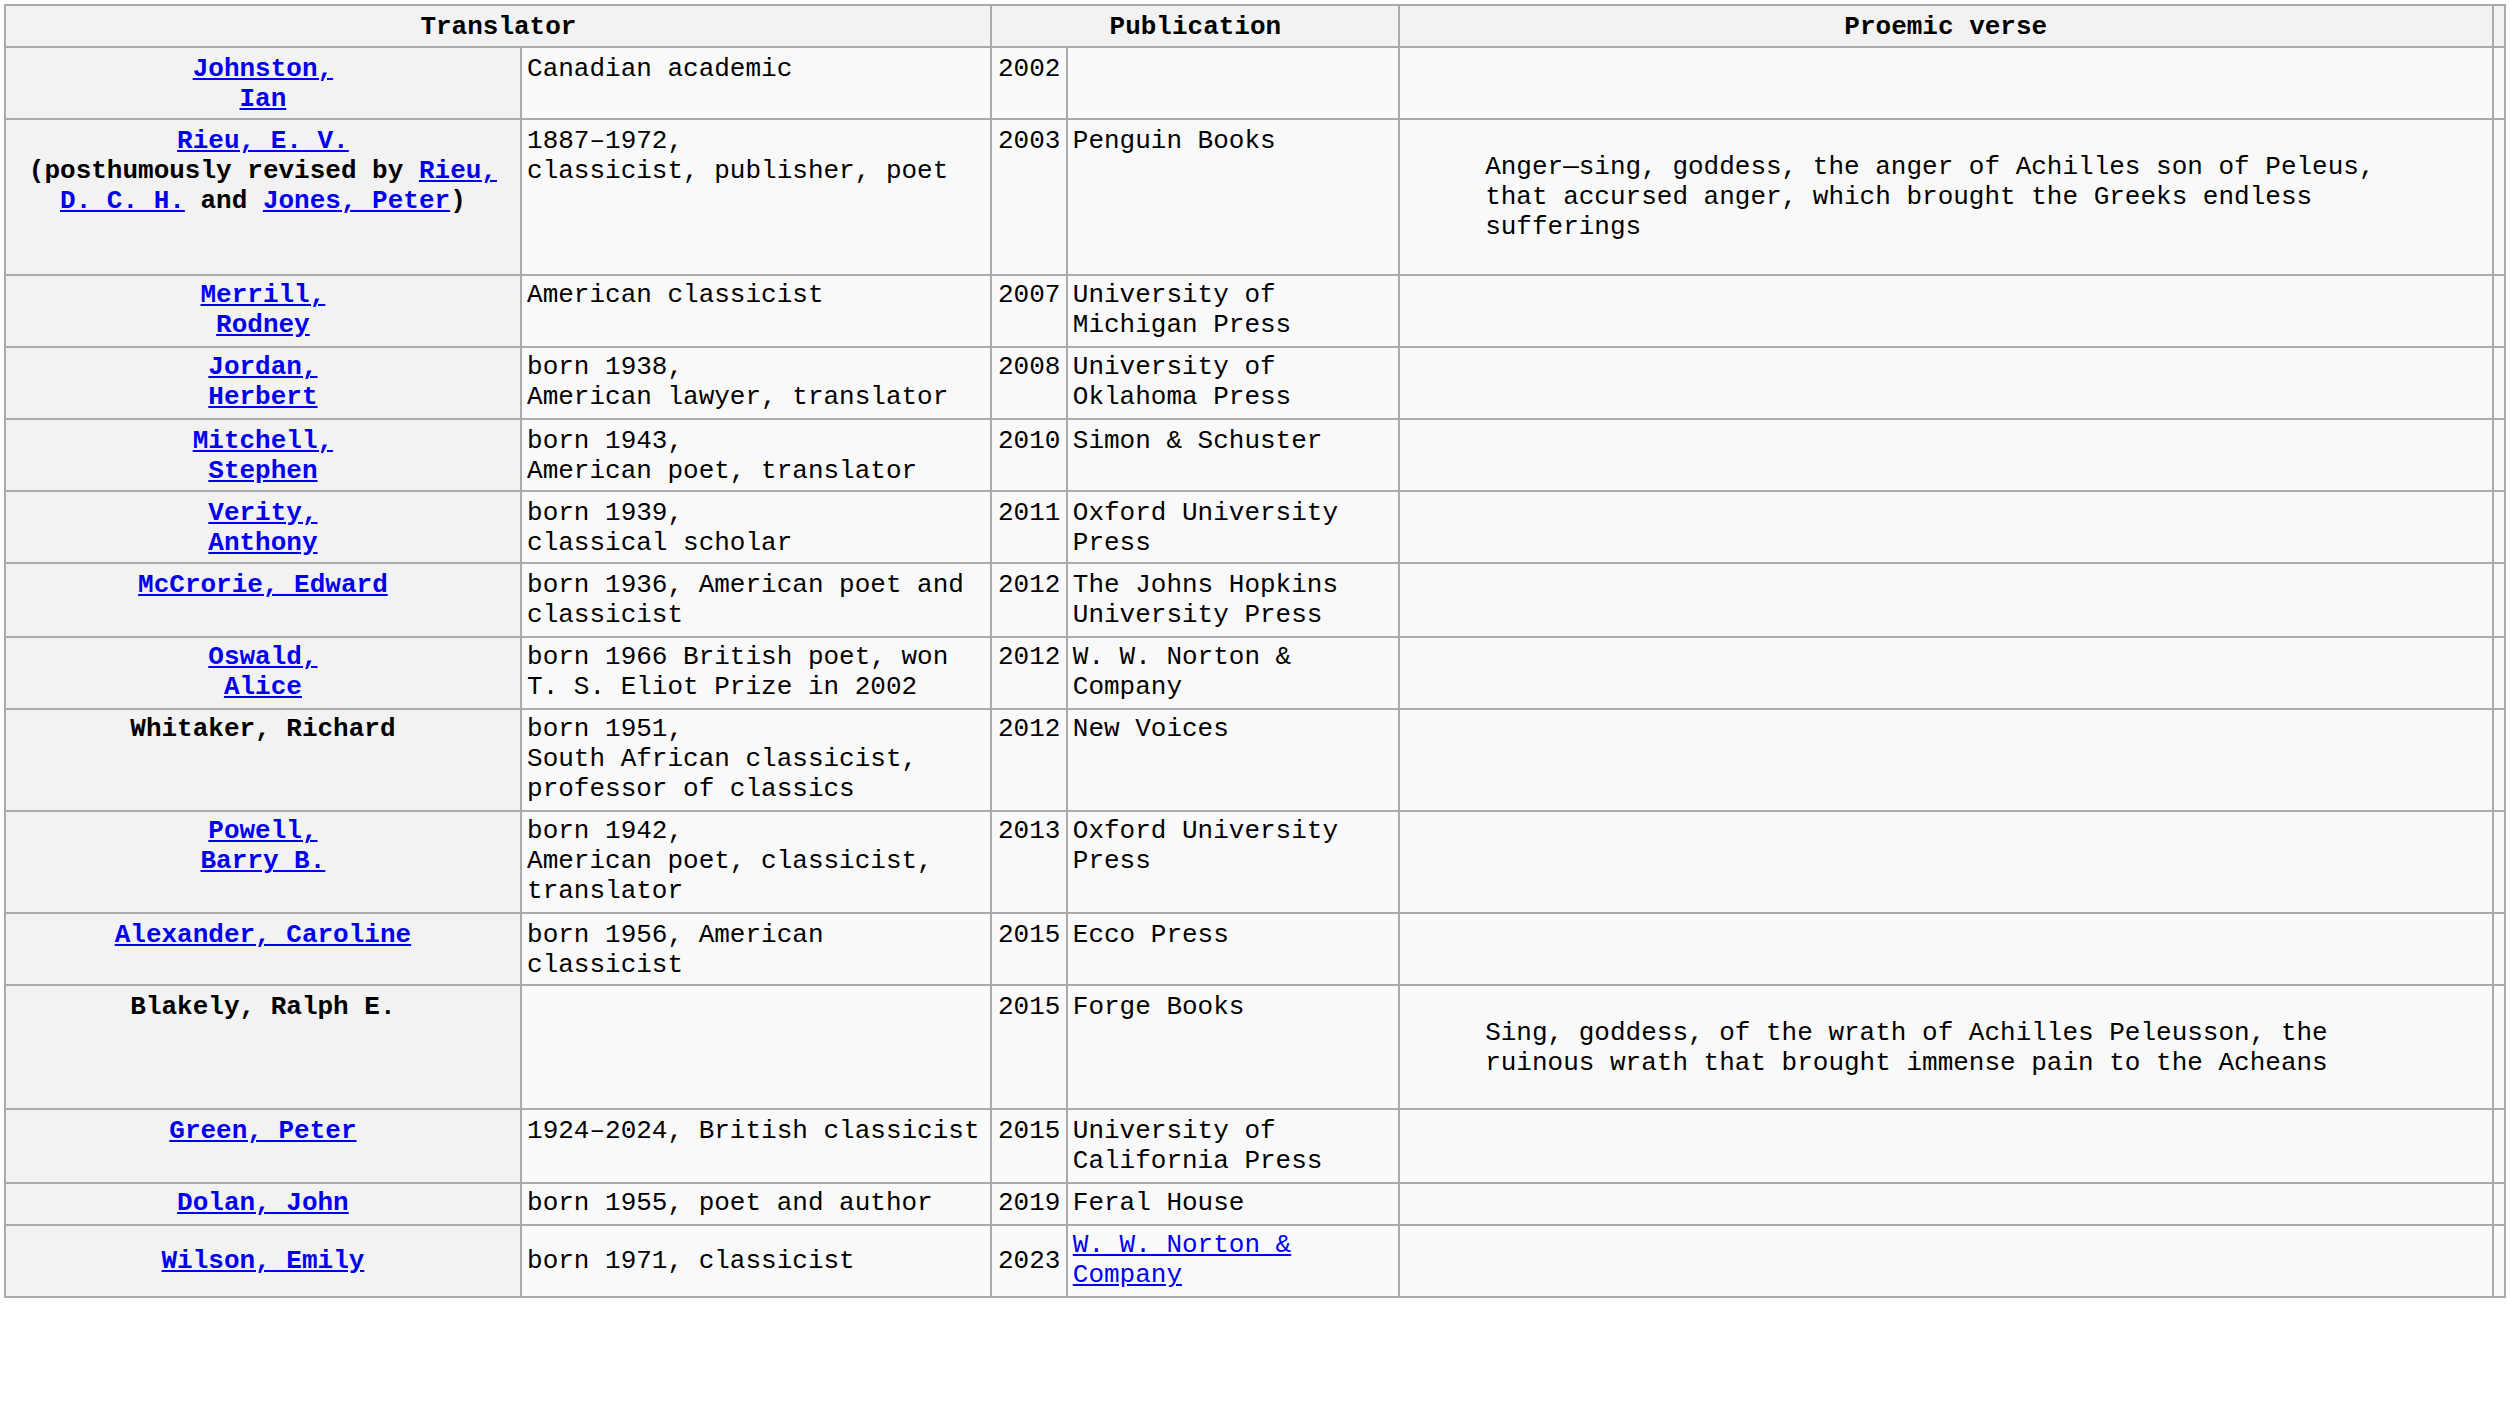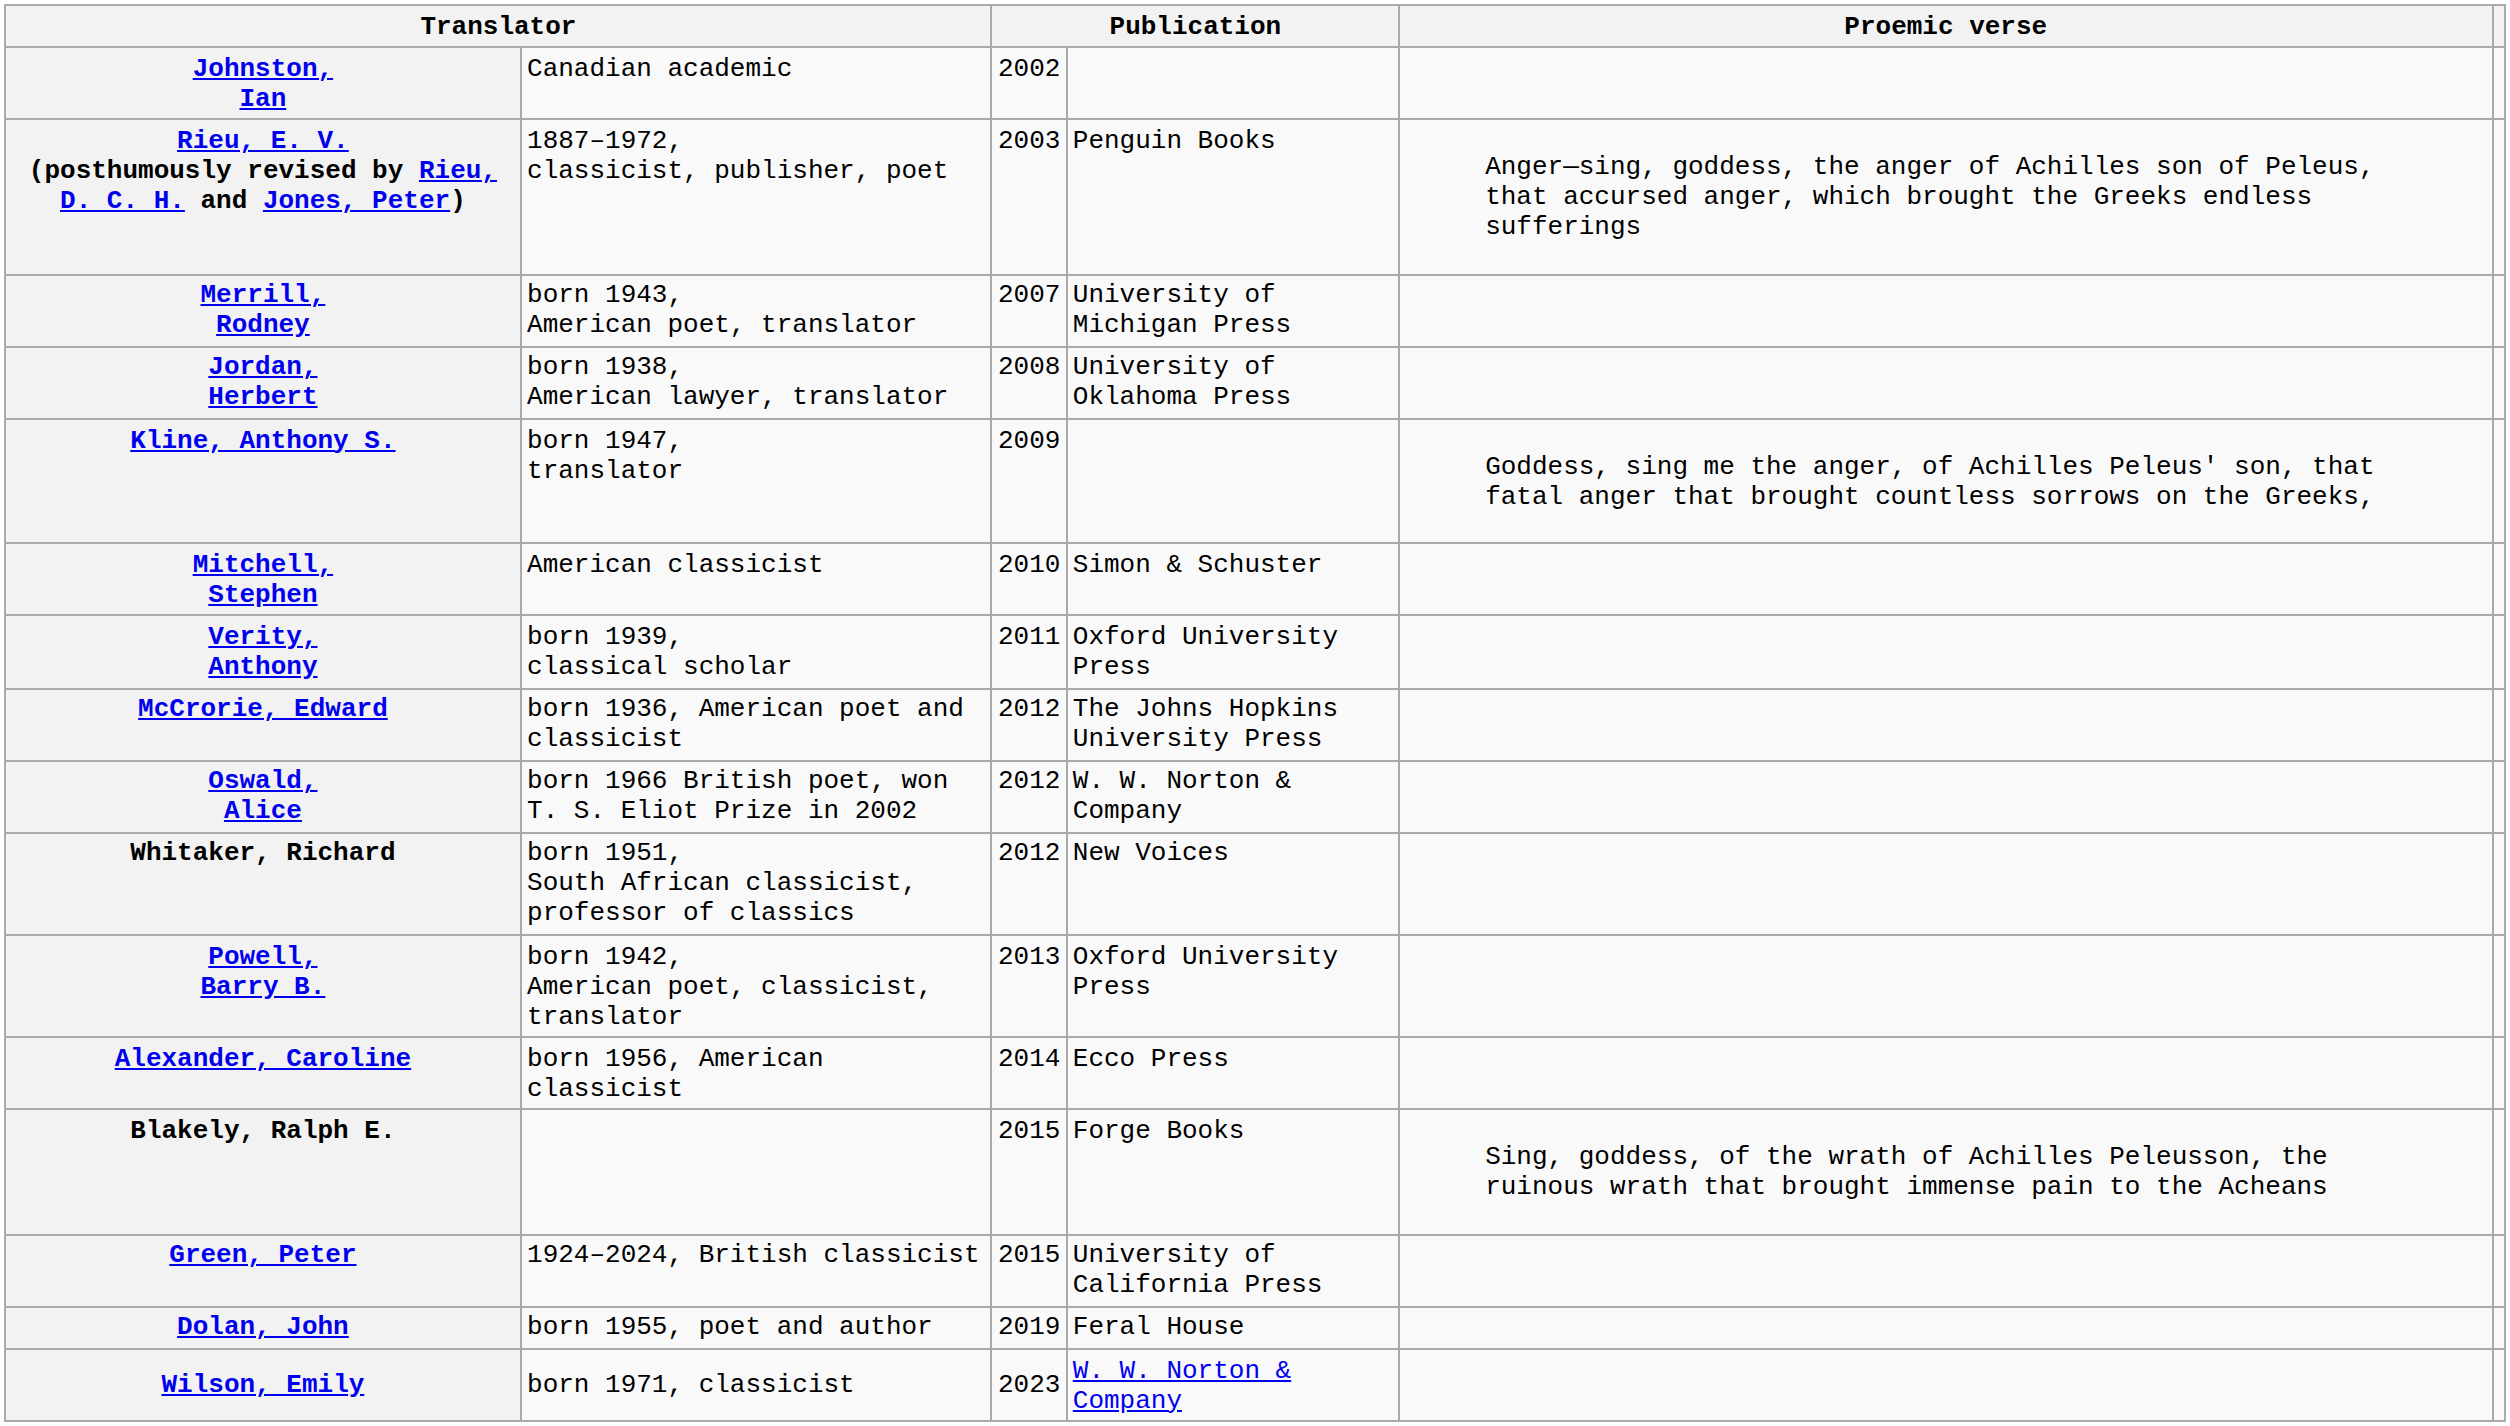(675, 295) American classicist -> (722, 310) born 1943, American poet, translator
+ row: (263, 440)
(722, 455) born 1943, American poet, translator -> (675, 564) American classicist
(1029, 934) 2015 -> (1029, 1059) 2014
